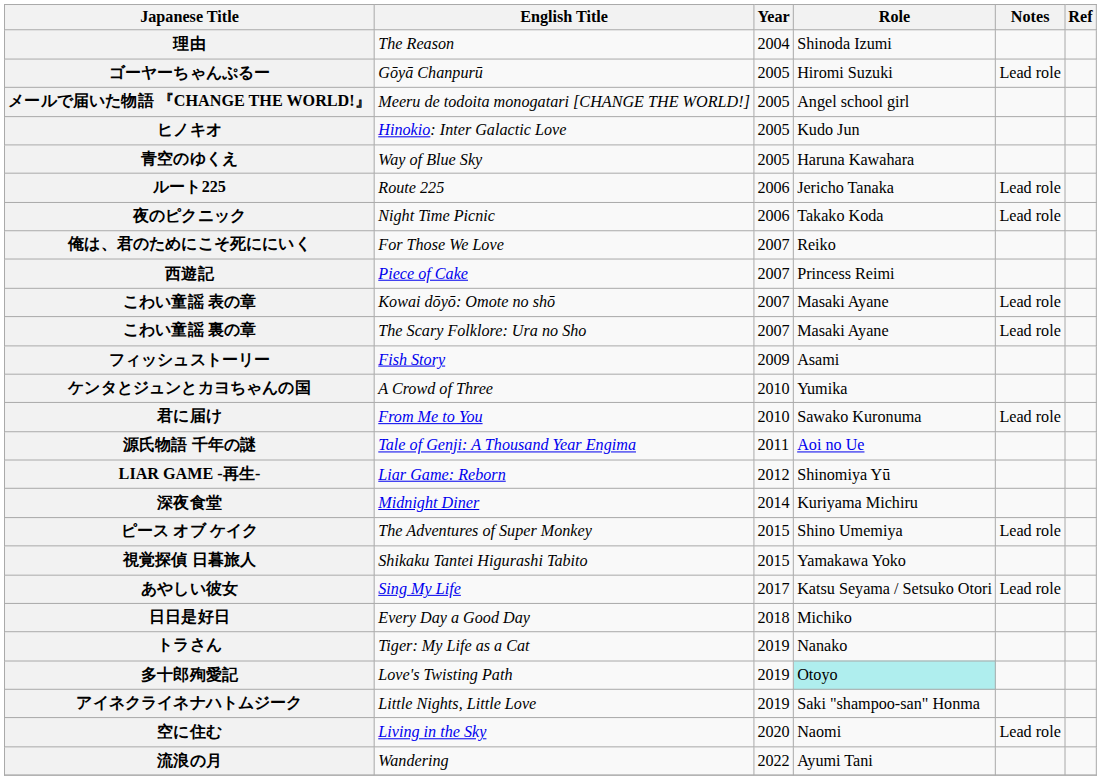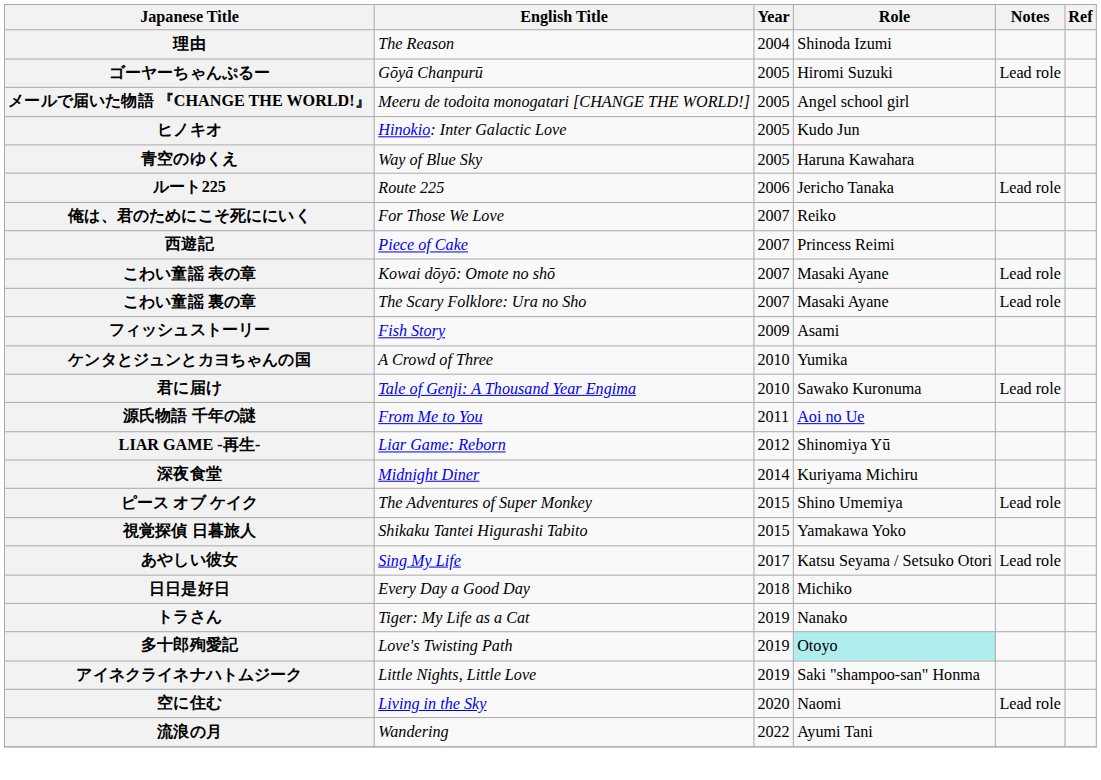- row: (190, 215)
(430, 417) From Me to You -> (507, 388) Tale of Genji: A Thousand Year Engima
(507, 445) Tale of Genji: A Thousand Year Engima -> (430, 417) From Me to You
